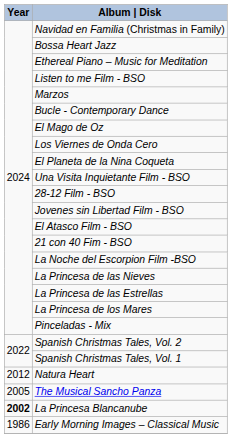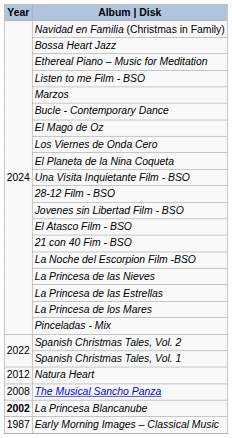(18, 392) 2005 -> (18, 392) 2008
(18, 425) 1986 -> (18, 425) 1987
